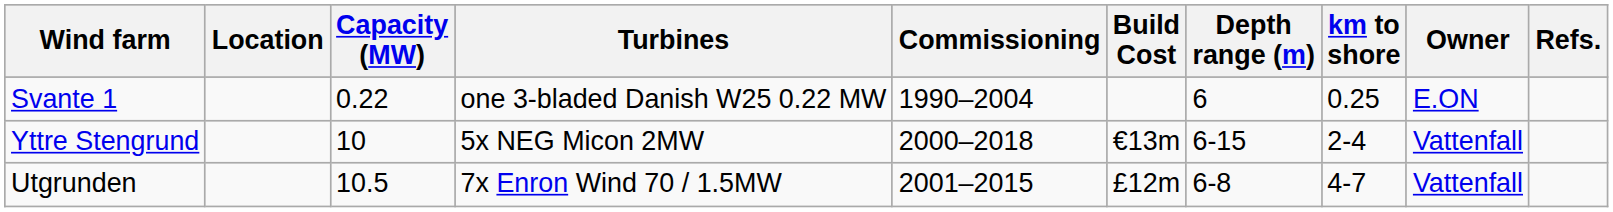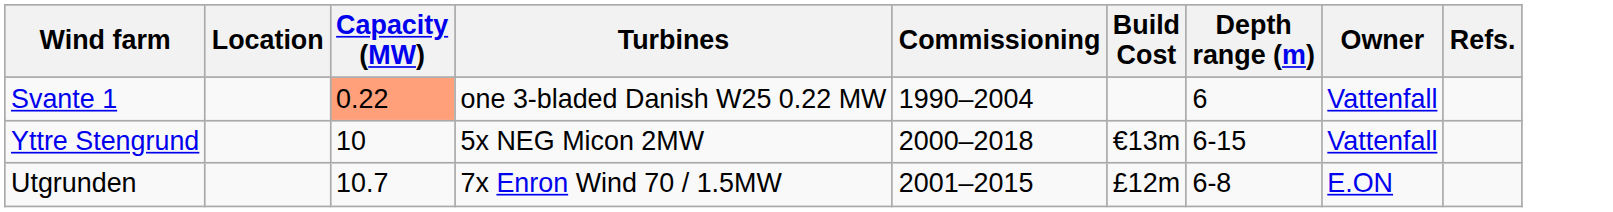- column: (1364, 40)
(362, 98) no background -> (362, 98) lightsalmon background
(1446, 98) E.ON -> (1382, 98) Vattenfall
(362, 183) 10.5 -> (362, 183) 10.7
(1468, 183) Vattenfall -> (1360, 183) E.ON
